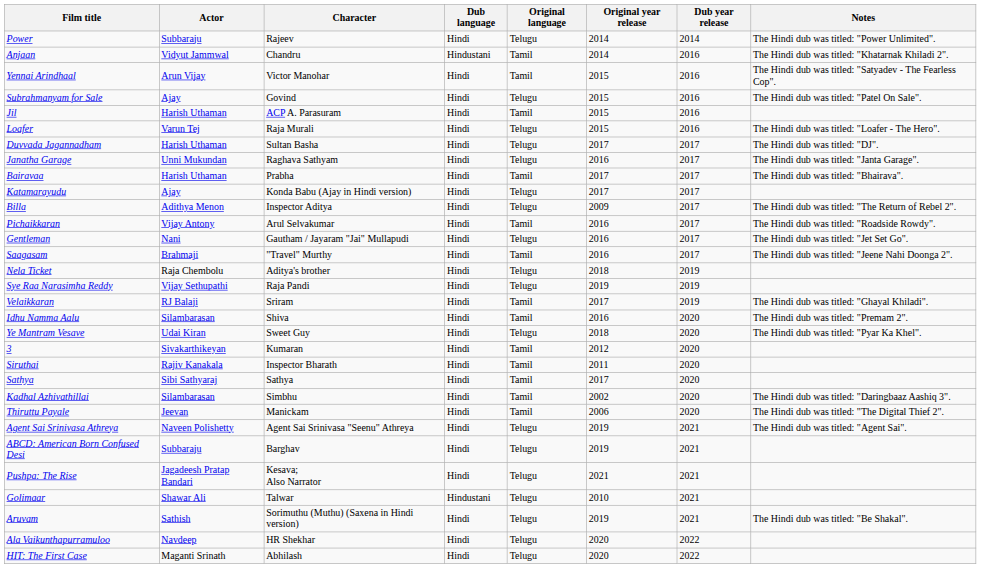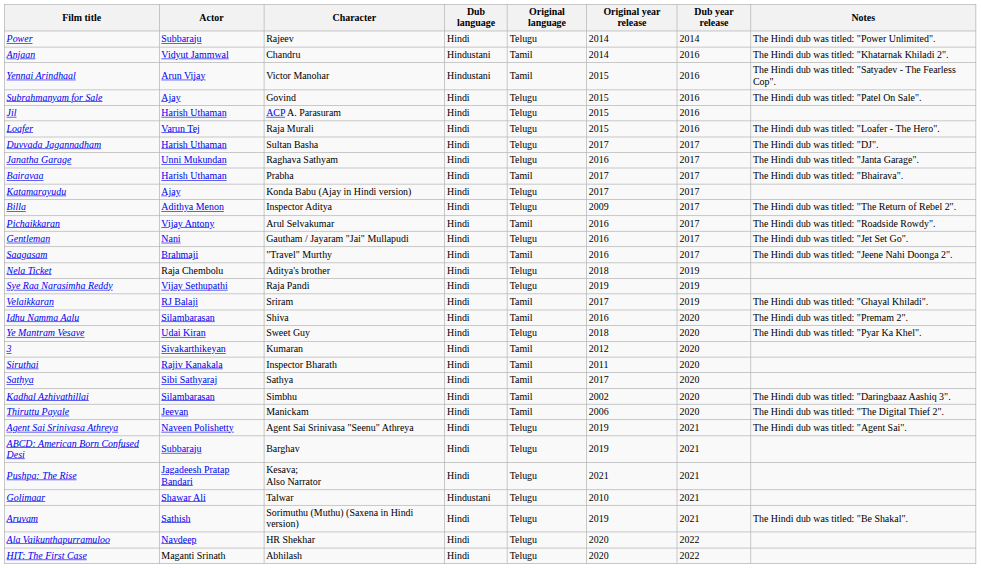(458, 76) Hindi -> (469, 76) Hindustani
(521, 113) Tamil -> (523, 113) Telugu
